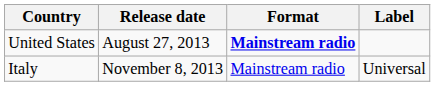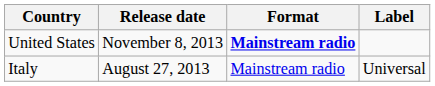(156, 42) August 27, 2013 -> (163, 42) November 8, 2013
(163, 68) November 8, 2013 -> (156, 68) August 27, 2013
